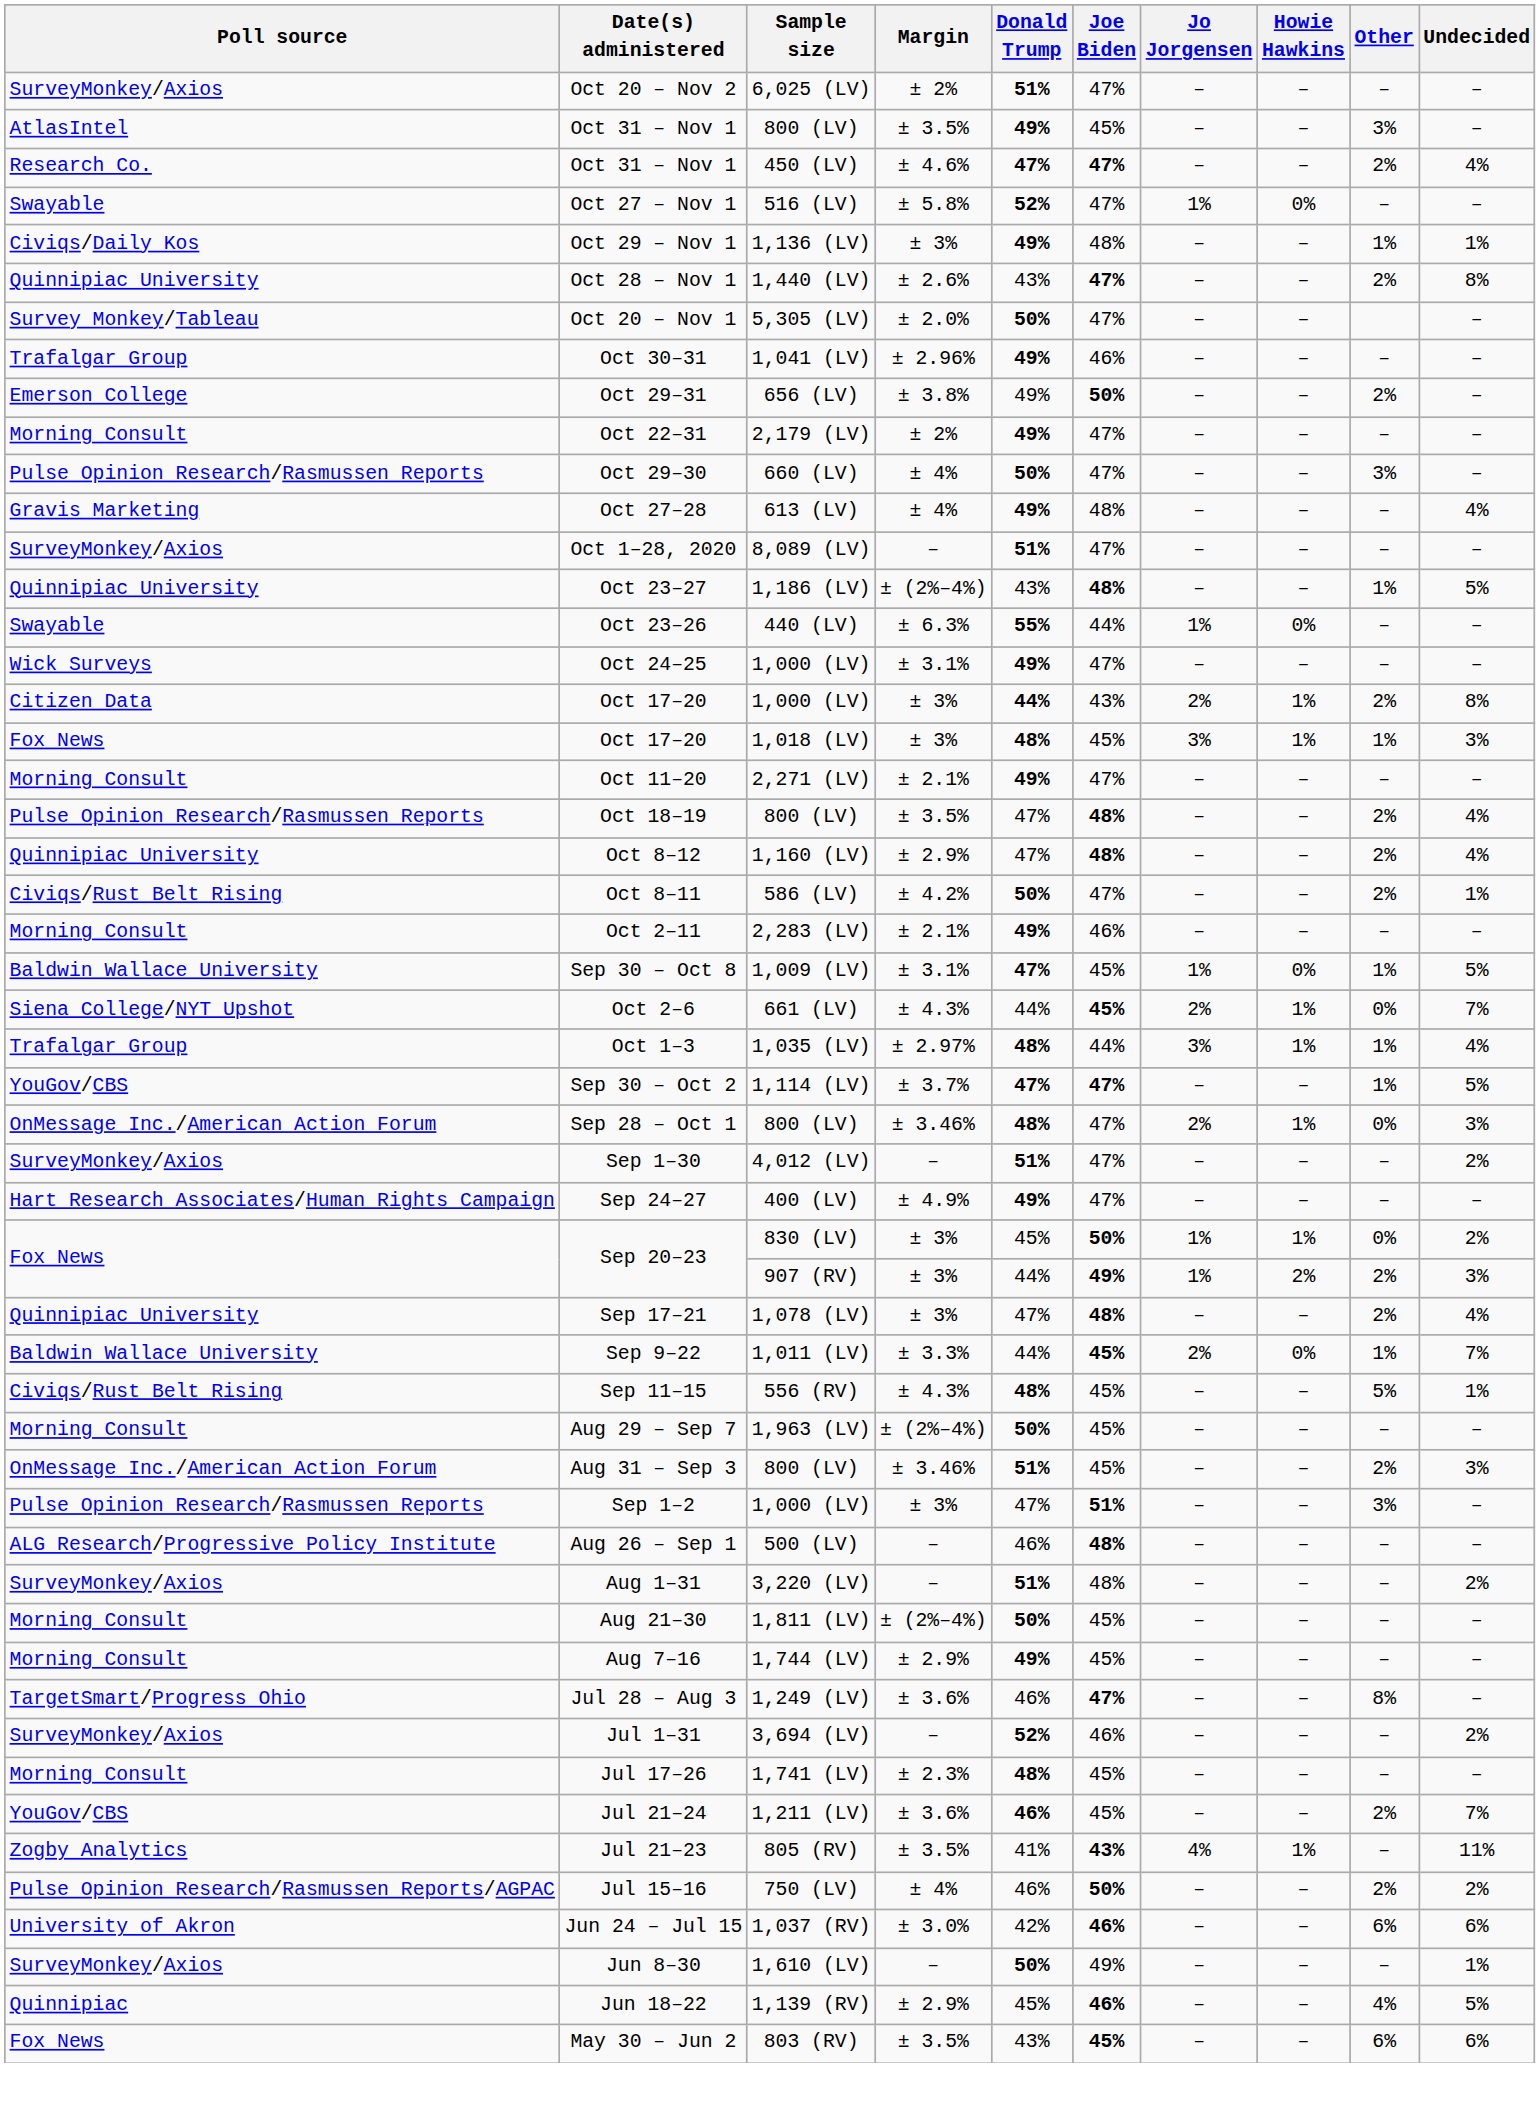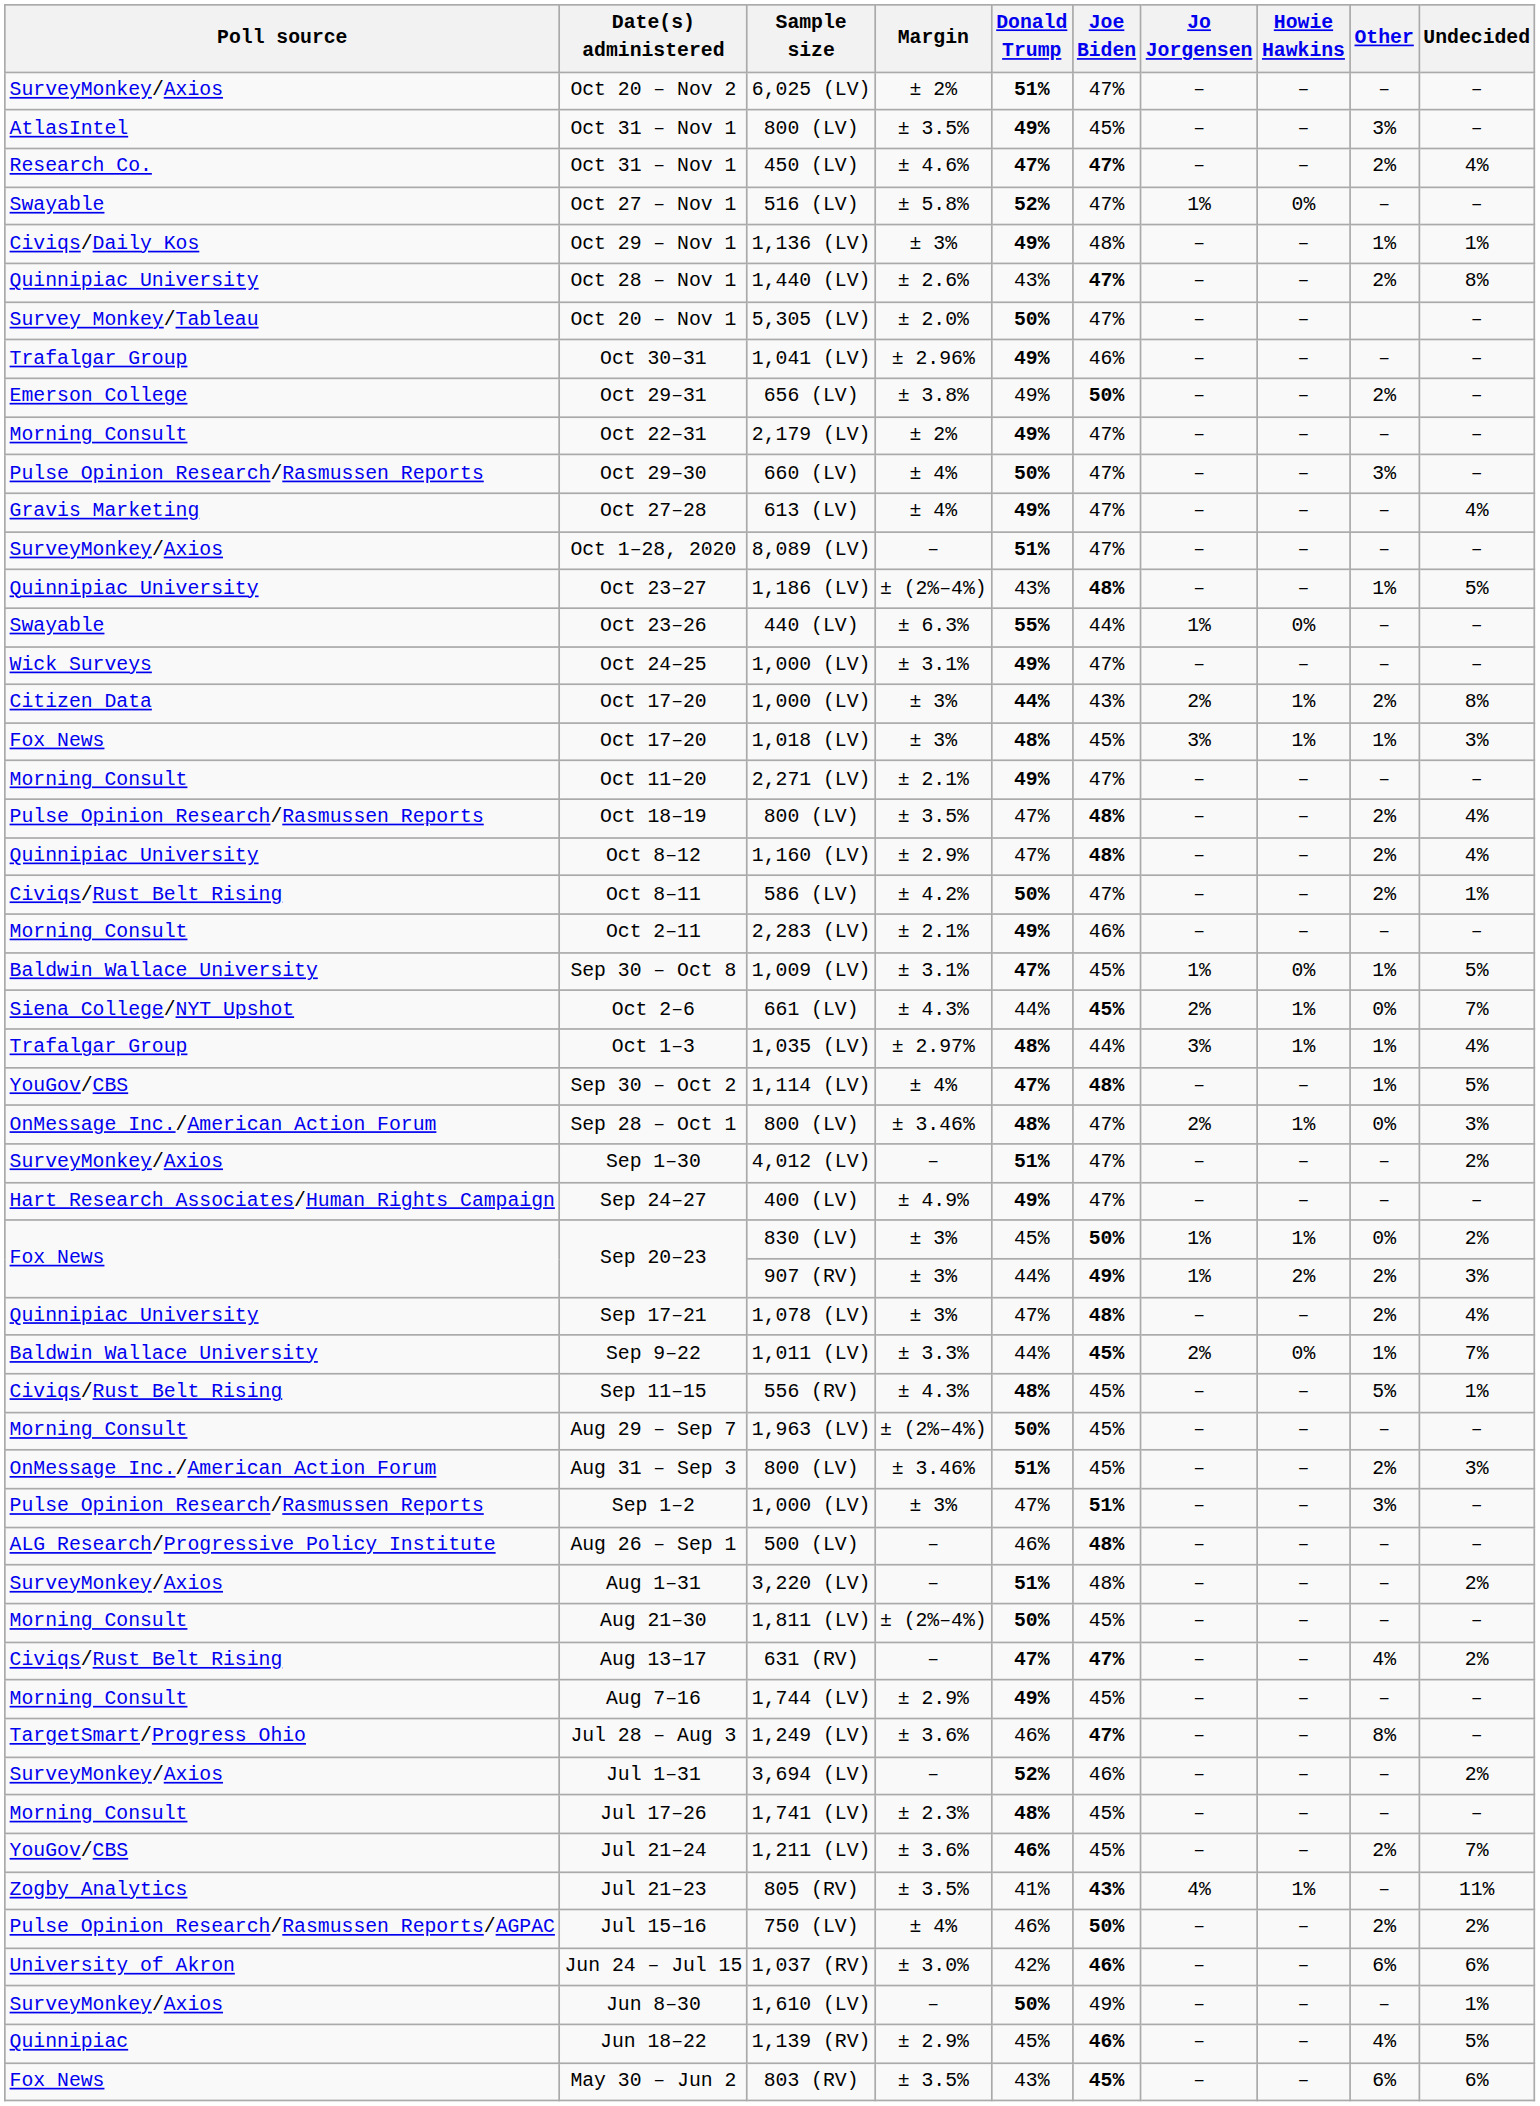(1107, 511) 48% -> (1107, 511) 47%
(933, 1085) ± 3.7% -> (933, 1085) ± 4%
(1107, 1085) 47% -> (1107, 1085) 48%
+ row: (653, 1660)
